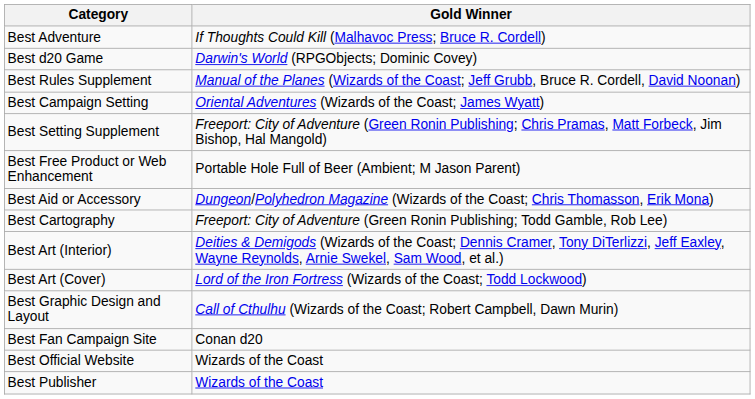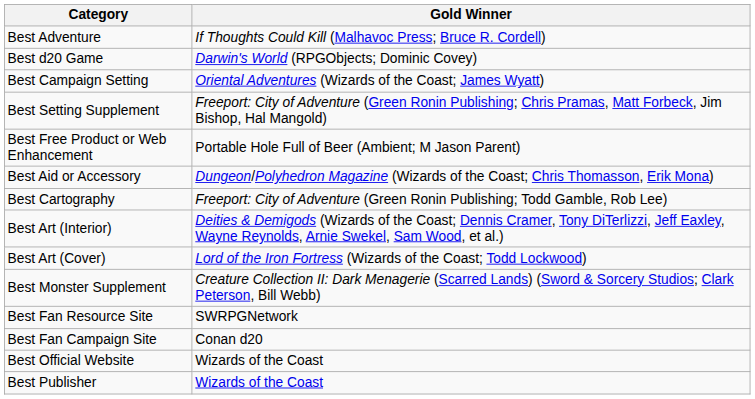- row: (79, 80)
- row: (84, 309)
+ row: (87, 287)
+ row: (80, 317)
